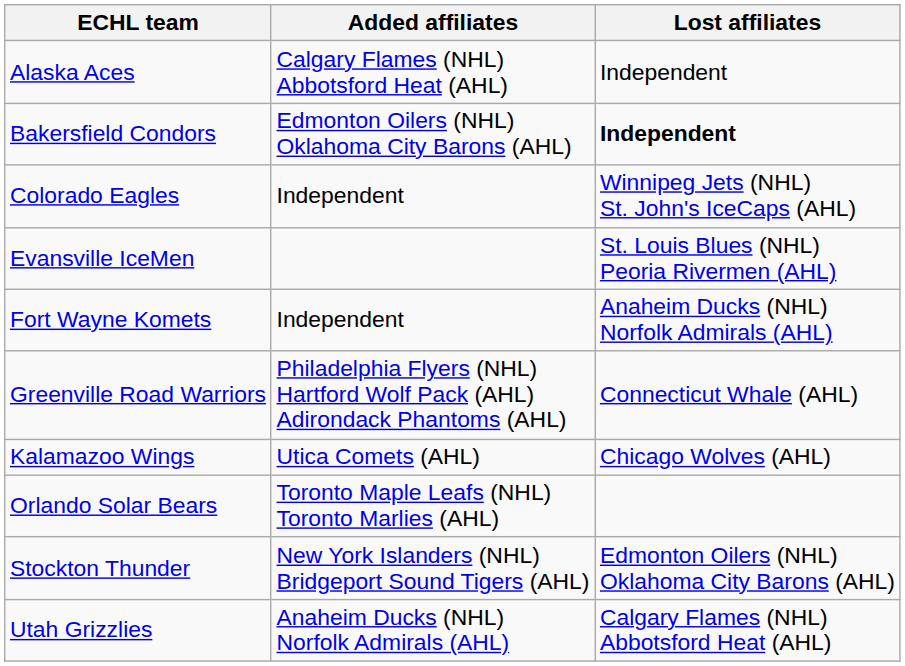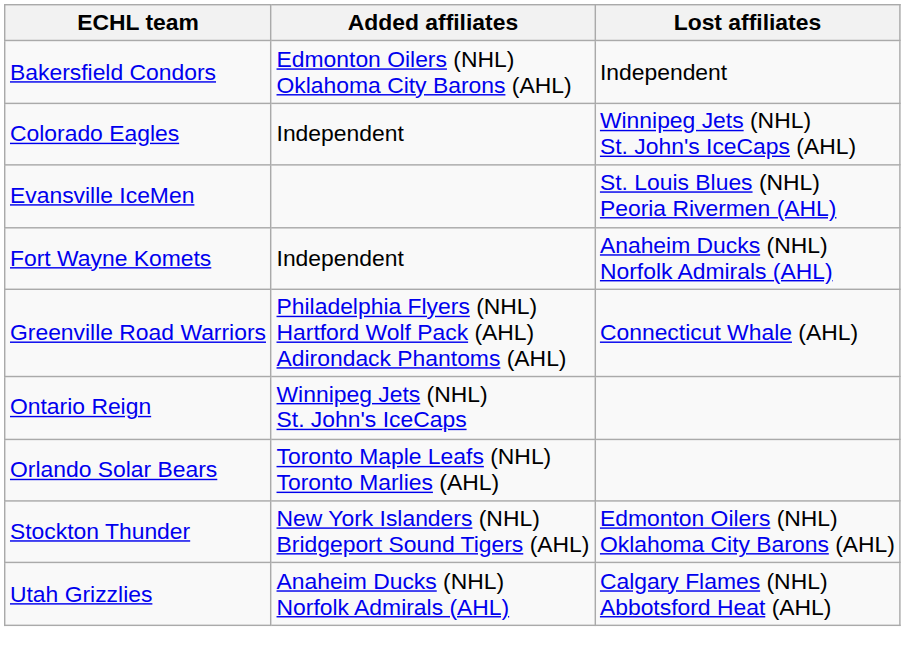- row: (72, 71)
(668, 133) bold -> (664, 71) normal
- row: (102, 456)
+ row: (81, 407)
